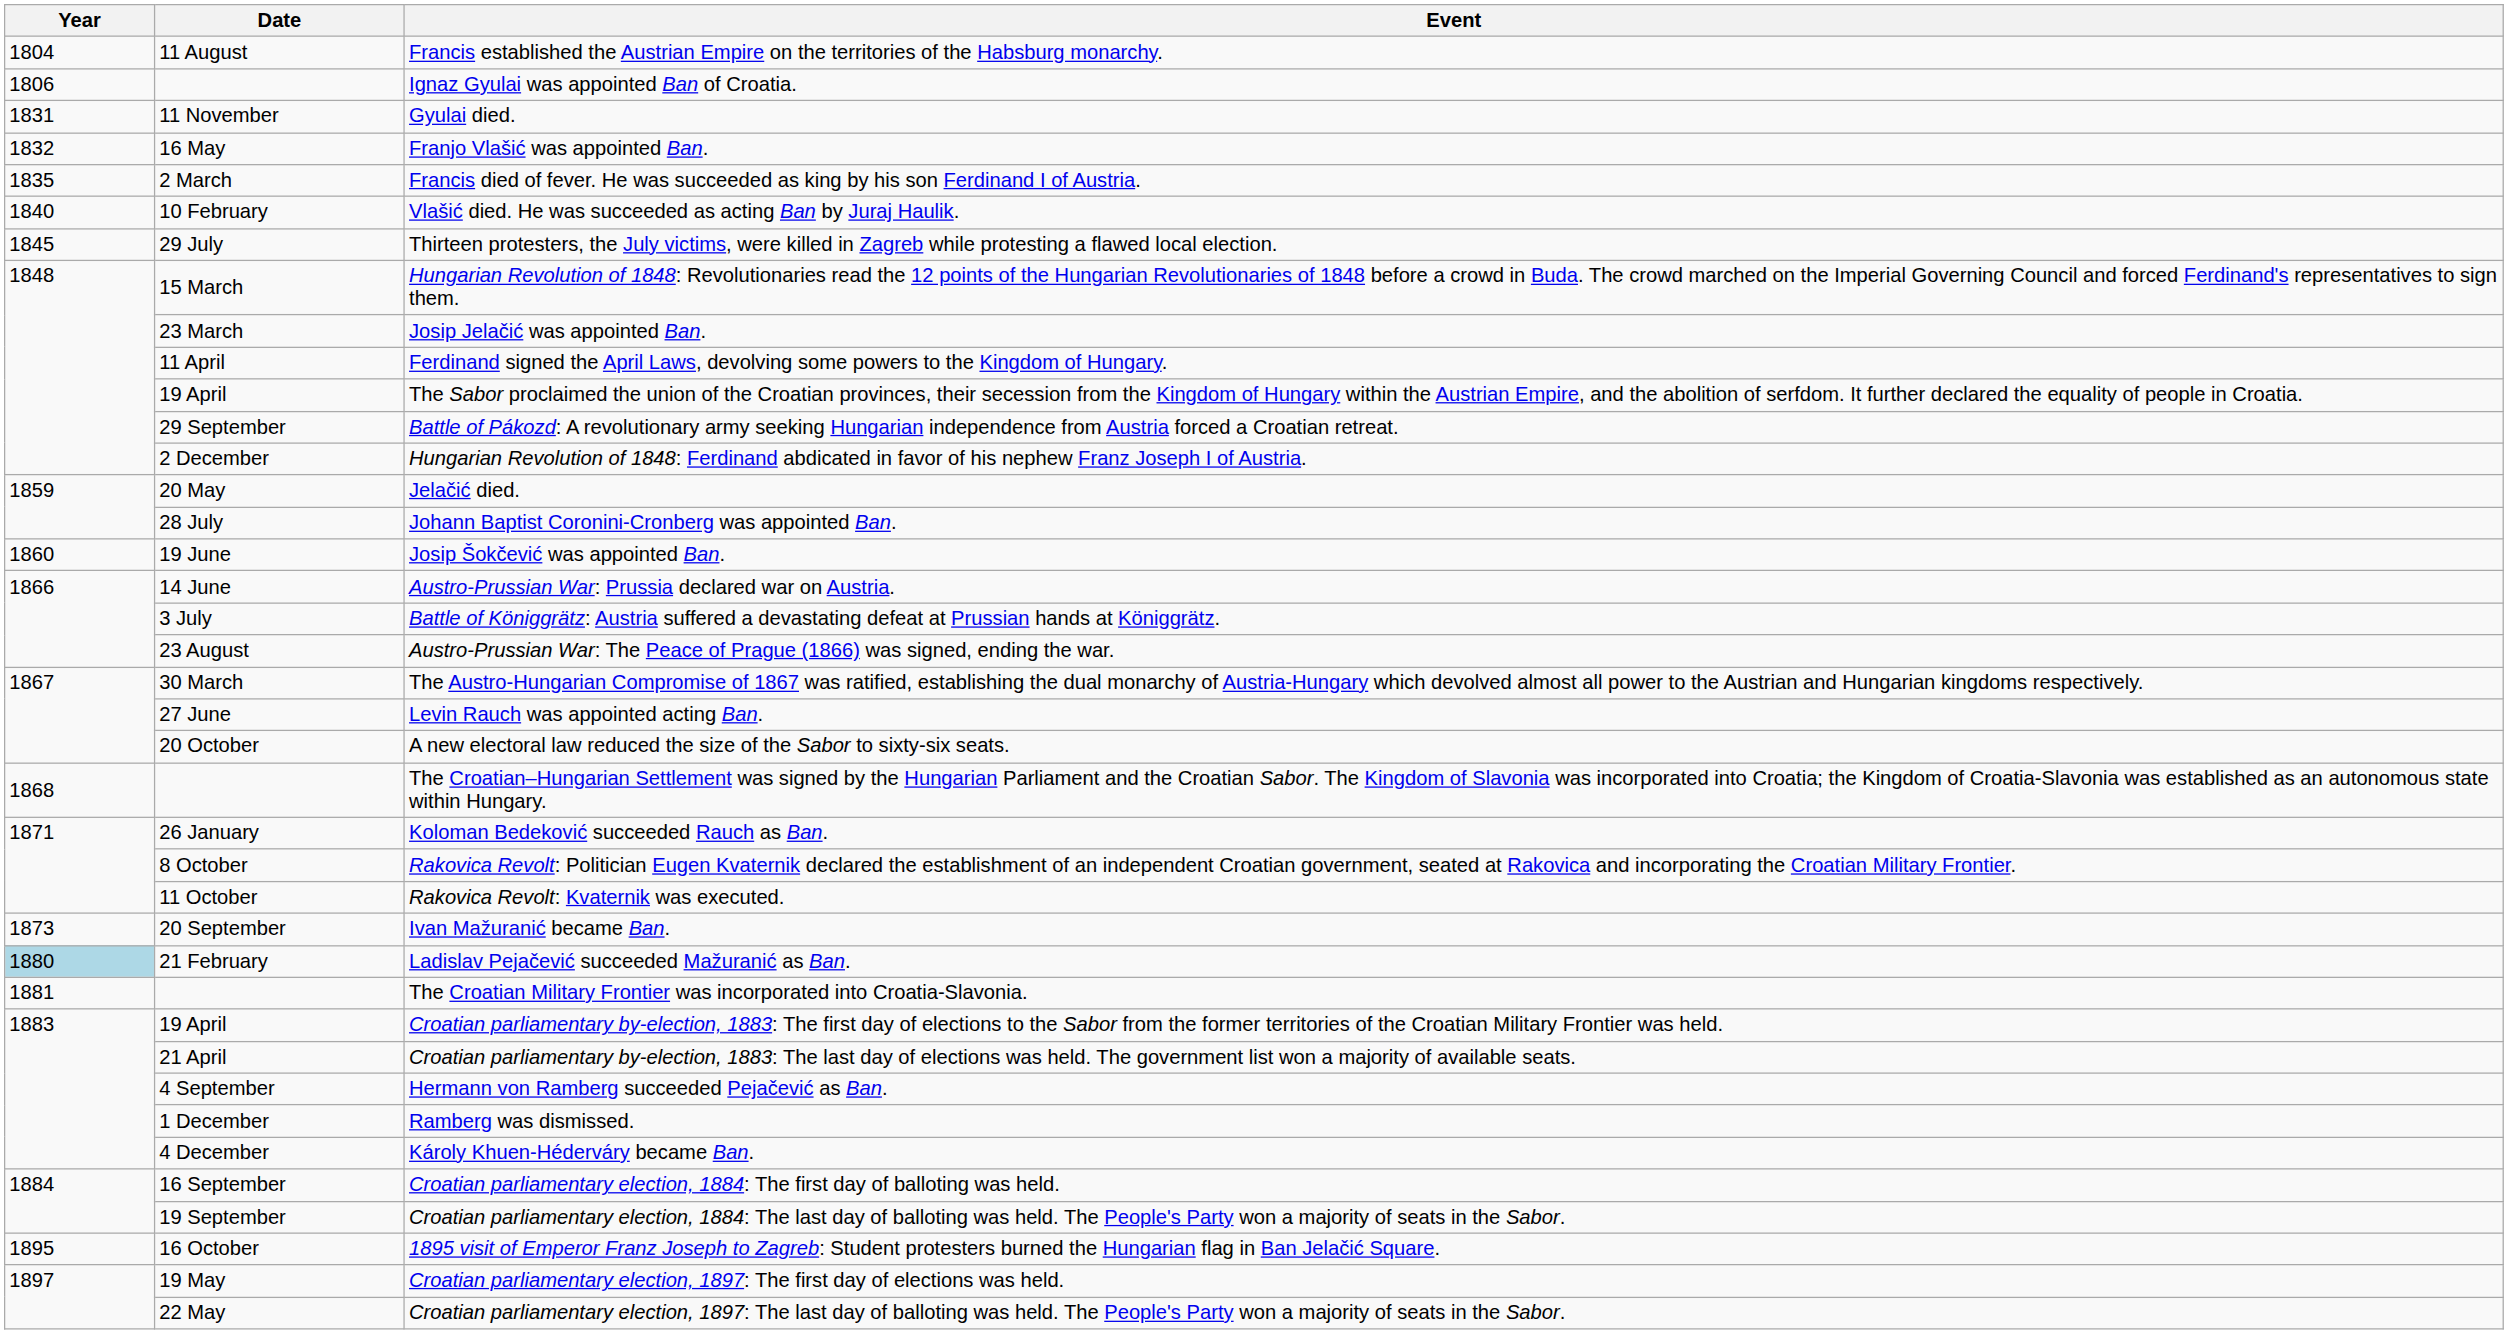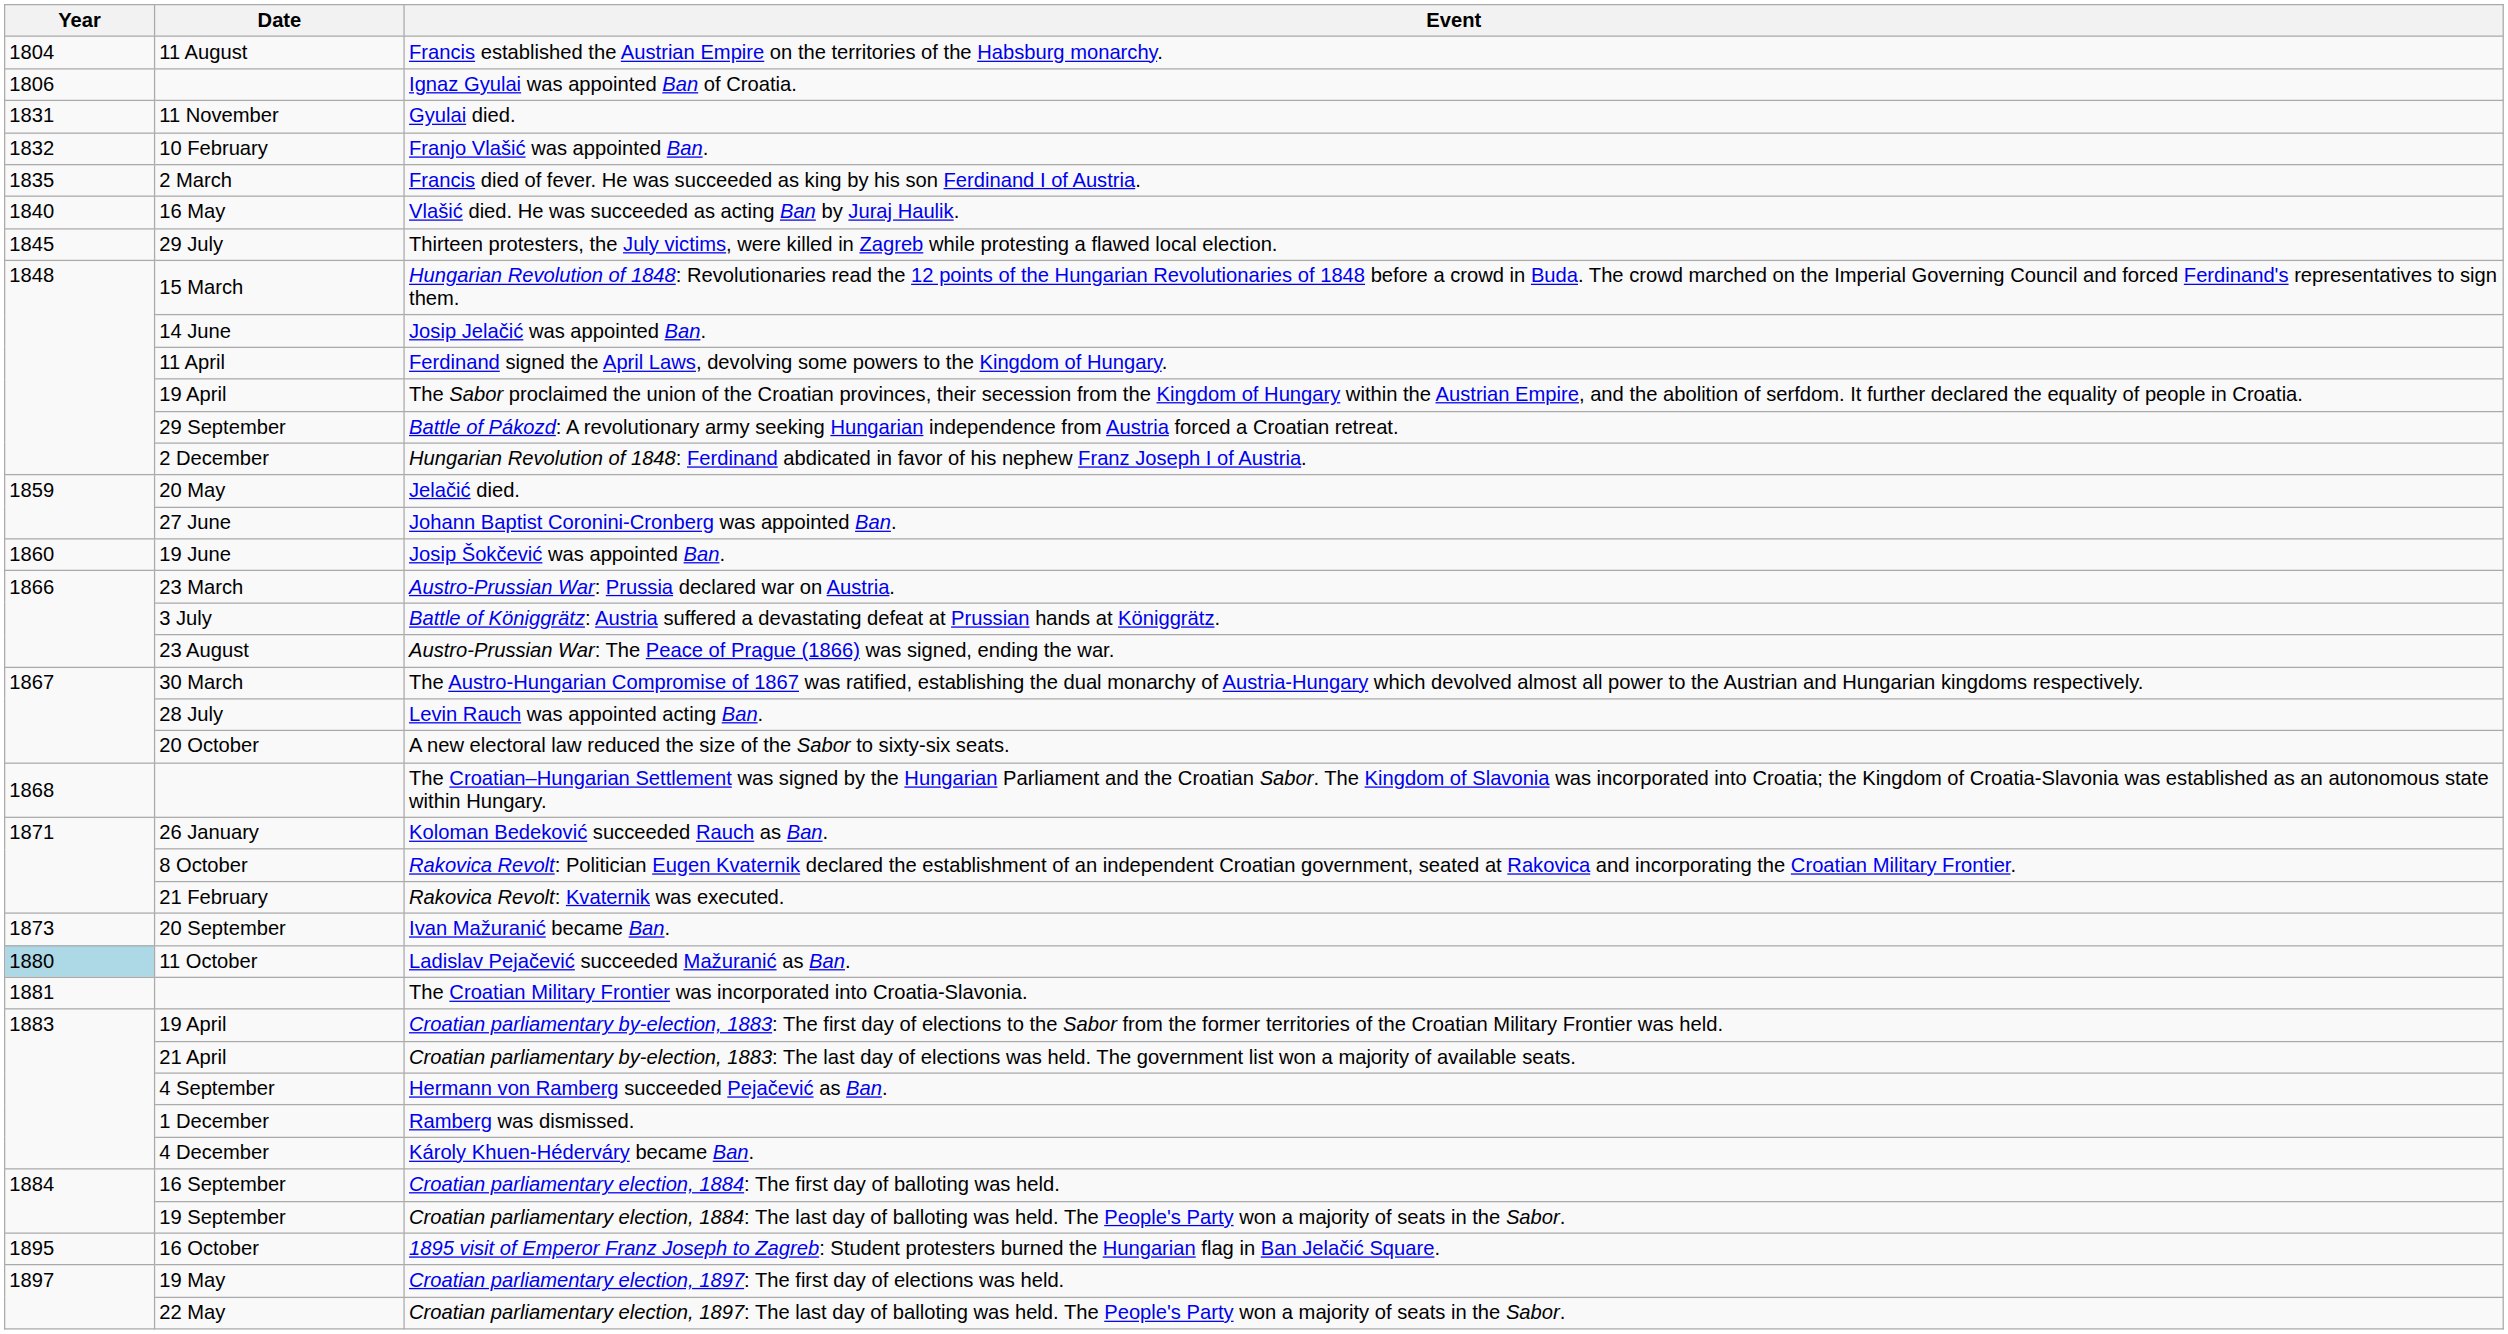(192, 148) 16 May -> (214, 148) 10 February
(214, 212) 10 February -> (192, 212) 16 May
(201, 330) 23 March -> (195, 330) 14 June
(191, 522) 28 July -> (195, 522) 27 June
(195, 586) 14 June -> (201, 586) 23 March
(195, 714) 27 June -> (191, 714) 28 July
(208, 897) 11 October -> (214, 897) 21 February
(214, 961) 21 February -> (208, 961) 11 October
